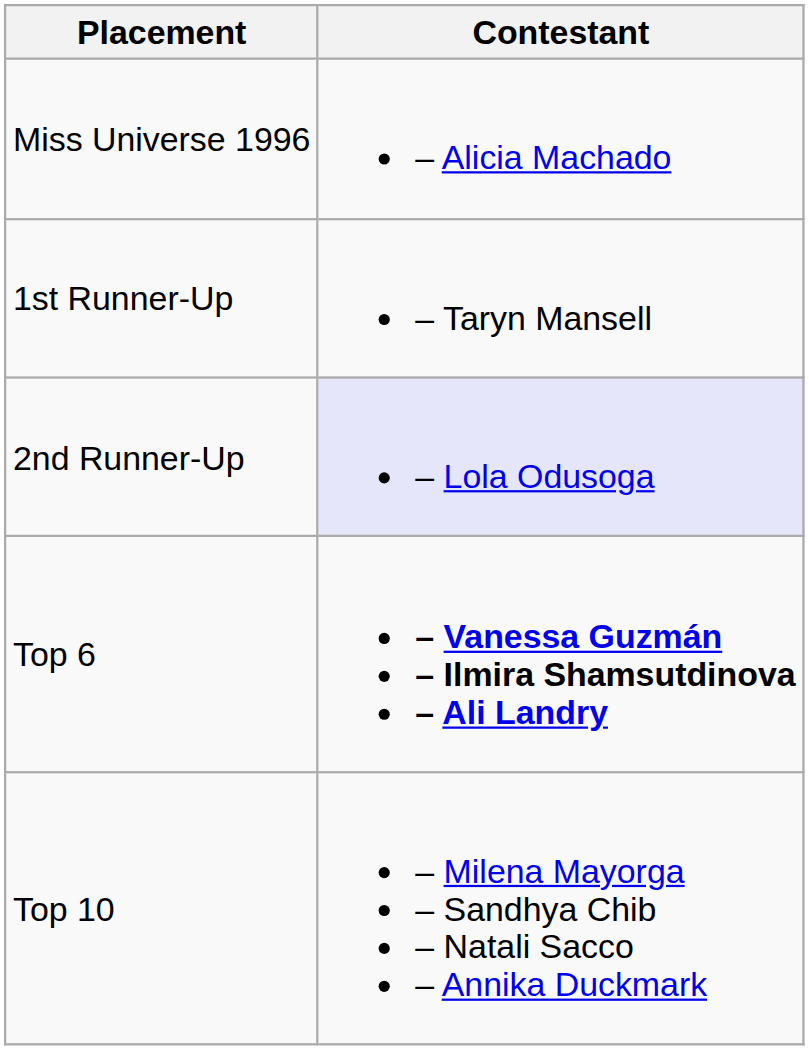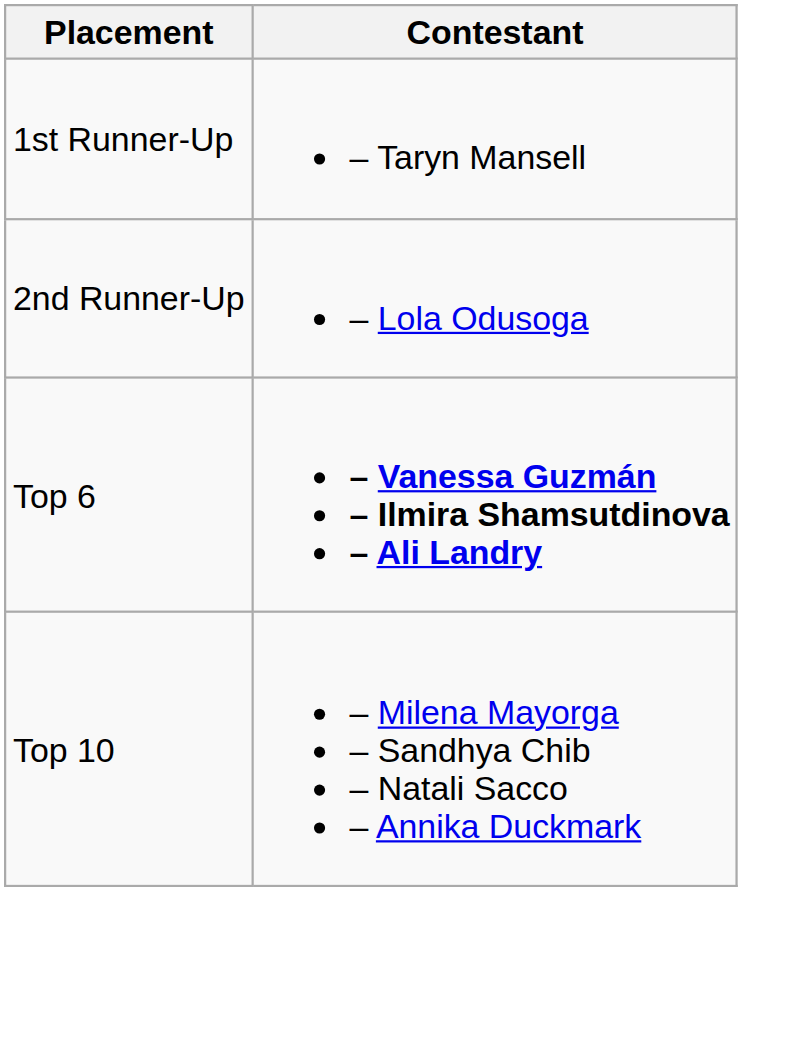- row: (162, 139)
(561, 476) lavender background -> (495, 317) no background
